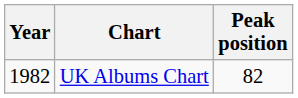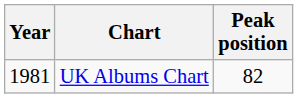(30, 76) 1982 -> (30, 76) 1981
